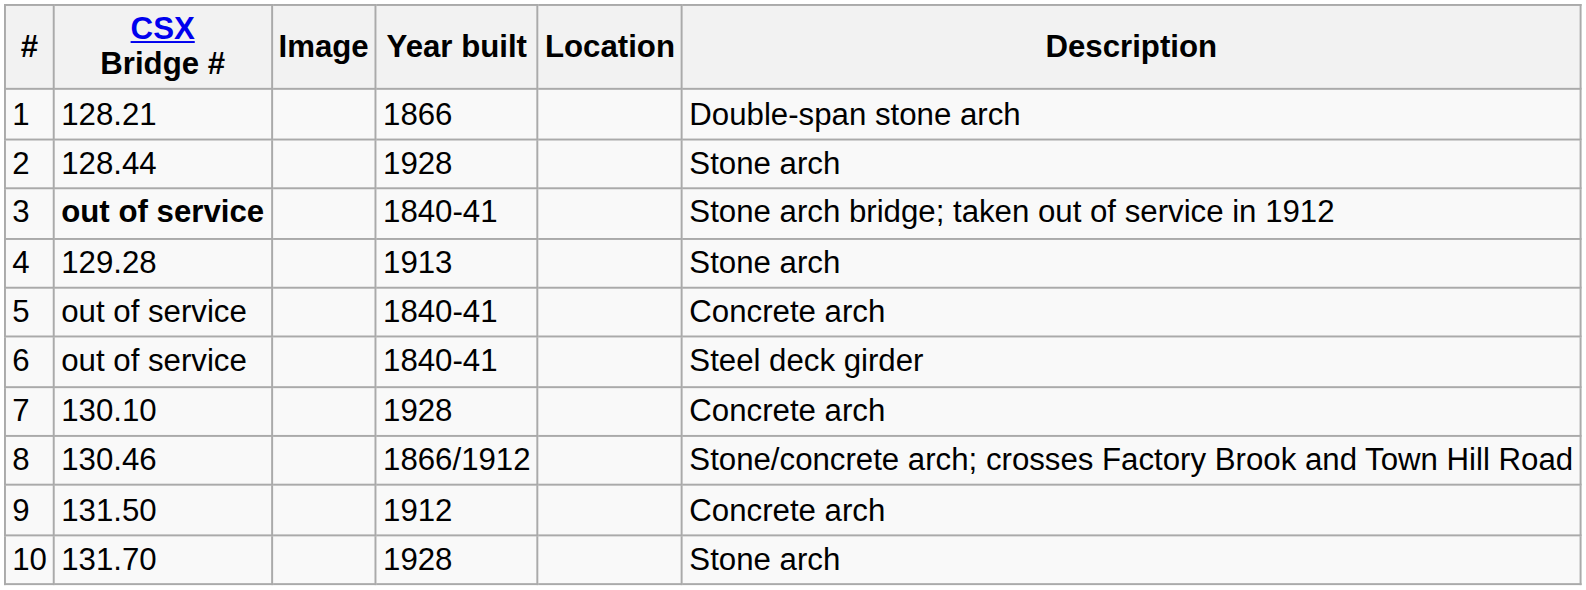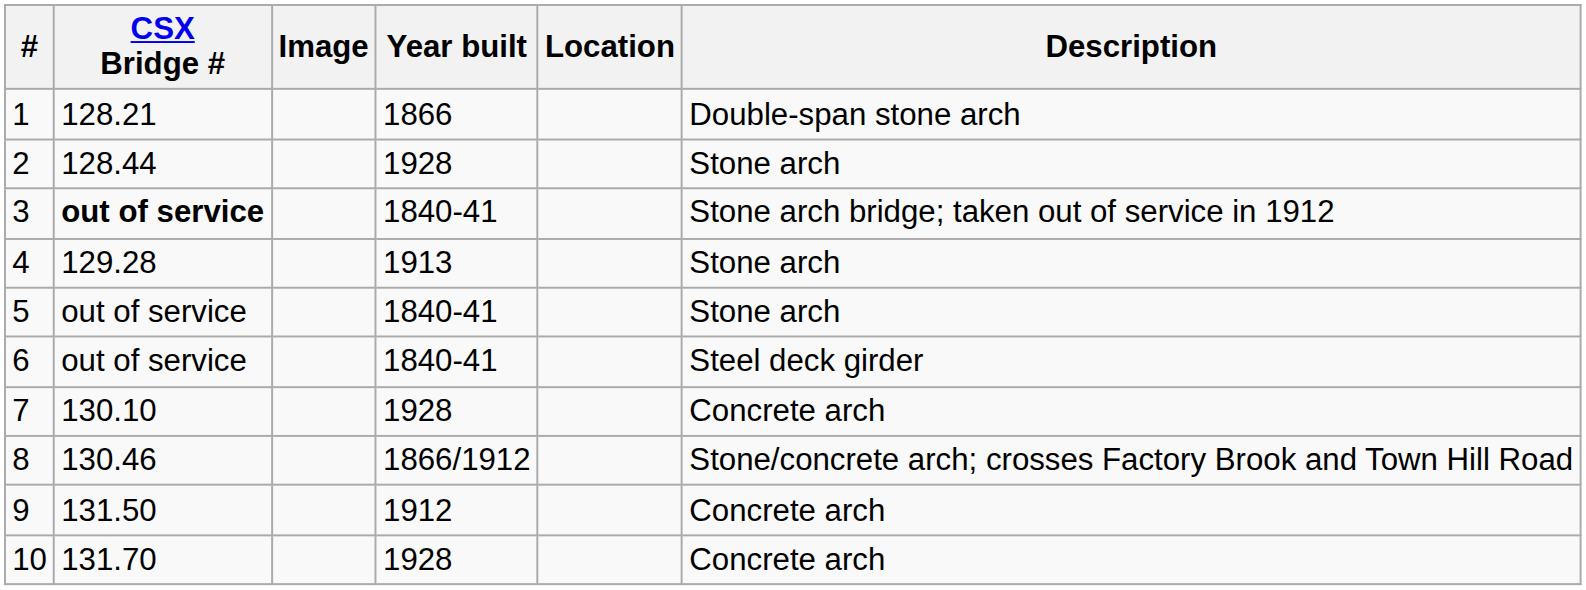(787, 311) Concrete arch -> (765, 311) Stone arch
(765, 559) Stone arch -> (787, 559) Concrete arch
